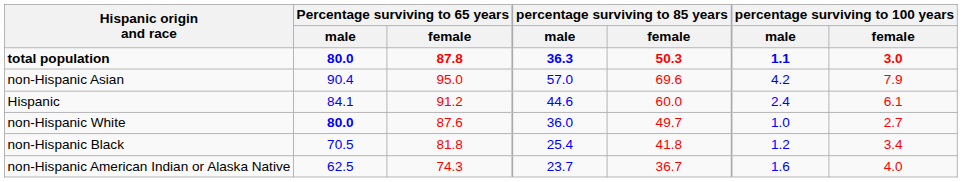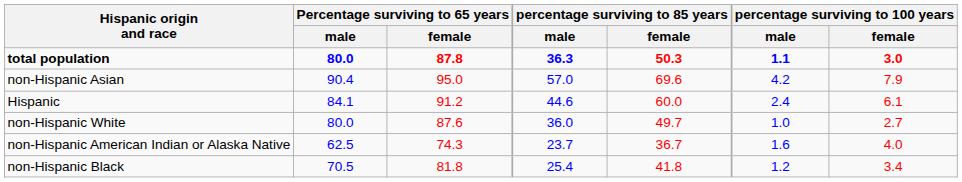(340, 123) bold -> (340, 123) normal
rows swapped: (66, 144) <-> (149, 166)
